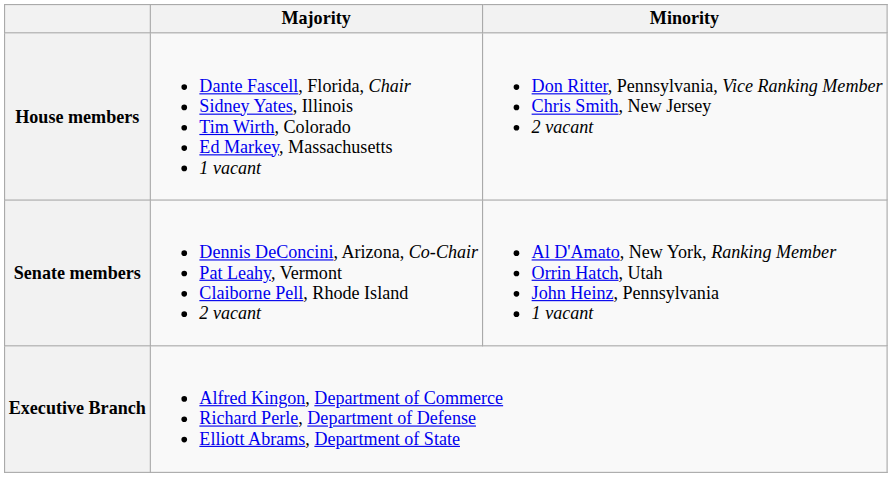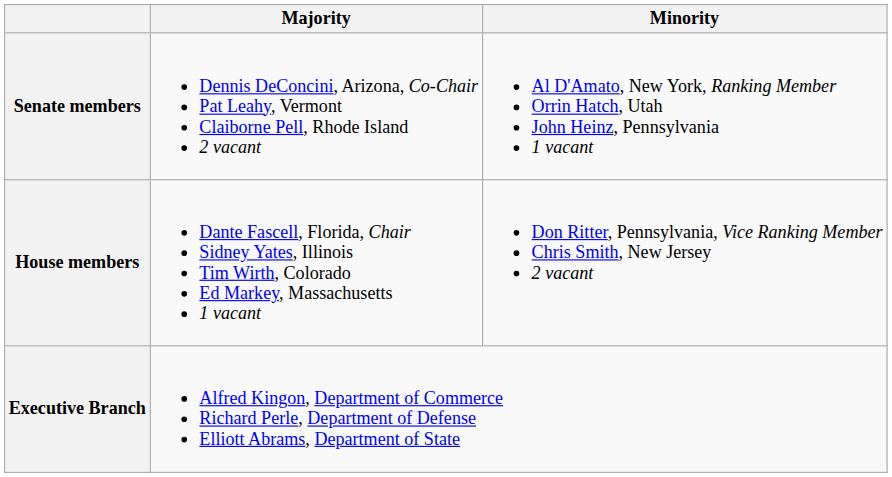rows swapped: (77, 272) <-> (77, 116)
